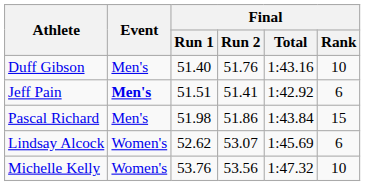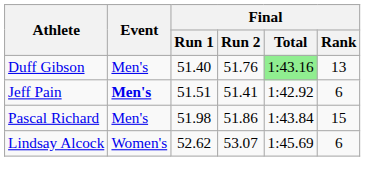(291, 67) no background -> (291, 67) lightgreen background
(339, 67) 10 -> (339, 67) 13
- row: (54, 168)
